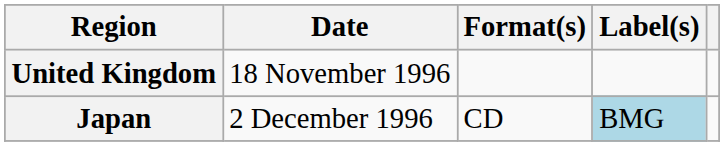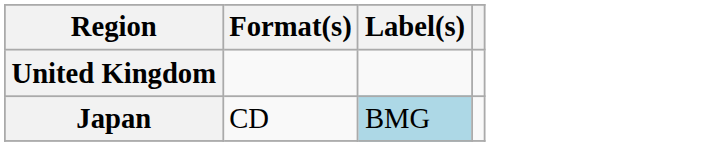- column: (340, 27)
